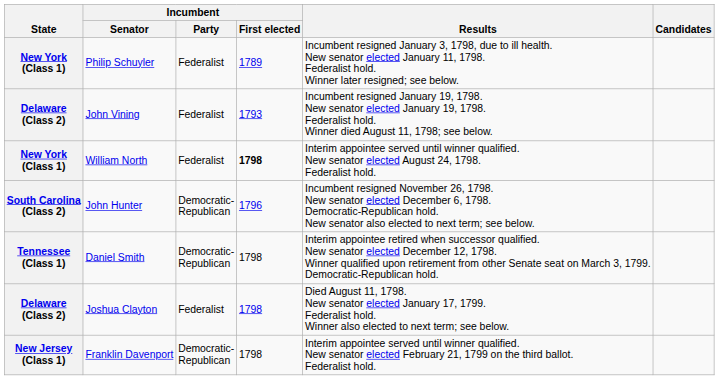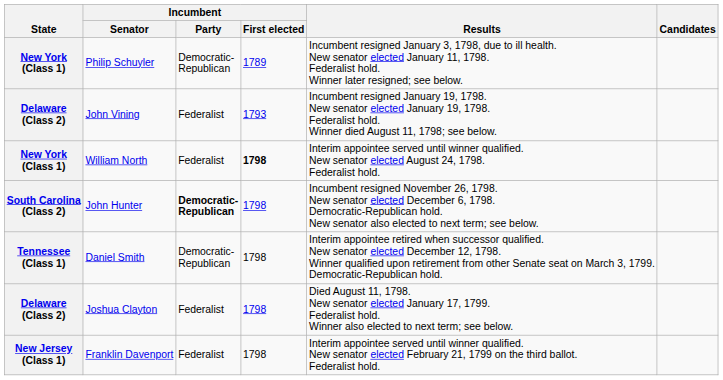(201, 63) Federalist -> (206, 63) Democratic- Republican
(206, 206) normal -> (208, 206) bold
(251, 206) 1796 -> (255, 206) 1798
(206, 355) Democratic- Republican -> (201, 355) Federalist
